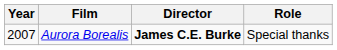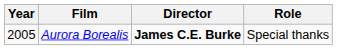(21, 34) 2007 -> (21, 34) 2005
